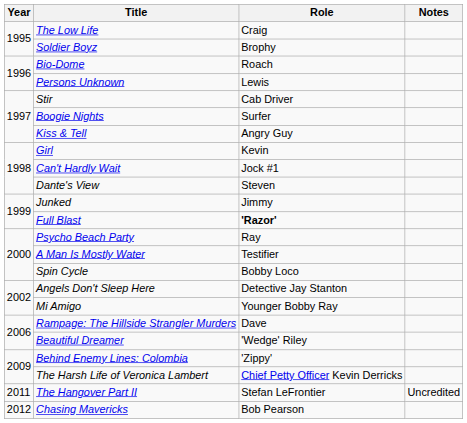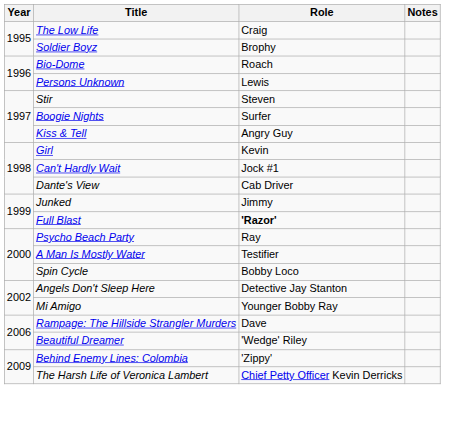(267, 99) Cab Driver -> (258, 99) Steven
(258, 185) Steven -> (267, 185) Cab Driver
- row: (87, 392)
- row: (82, 409)
